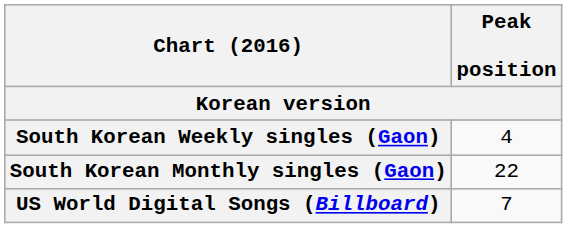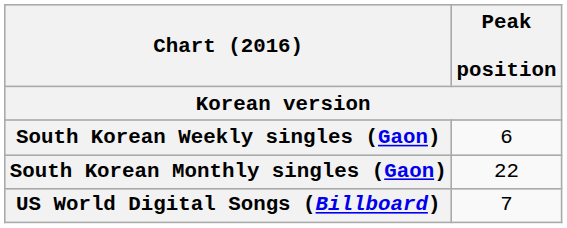(506, 138) 4 -> (506, 138) 6
